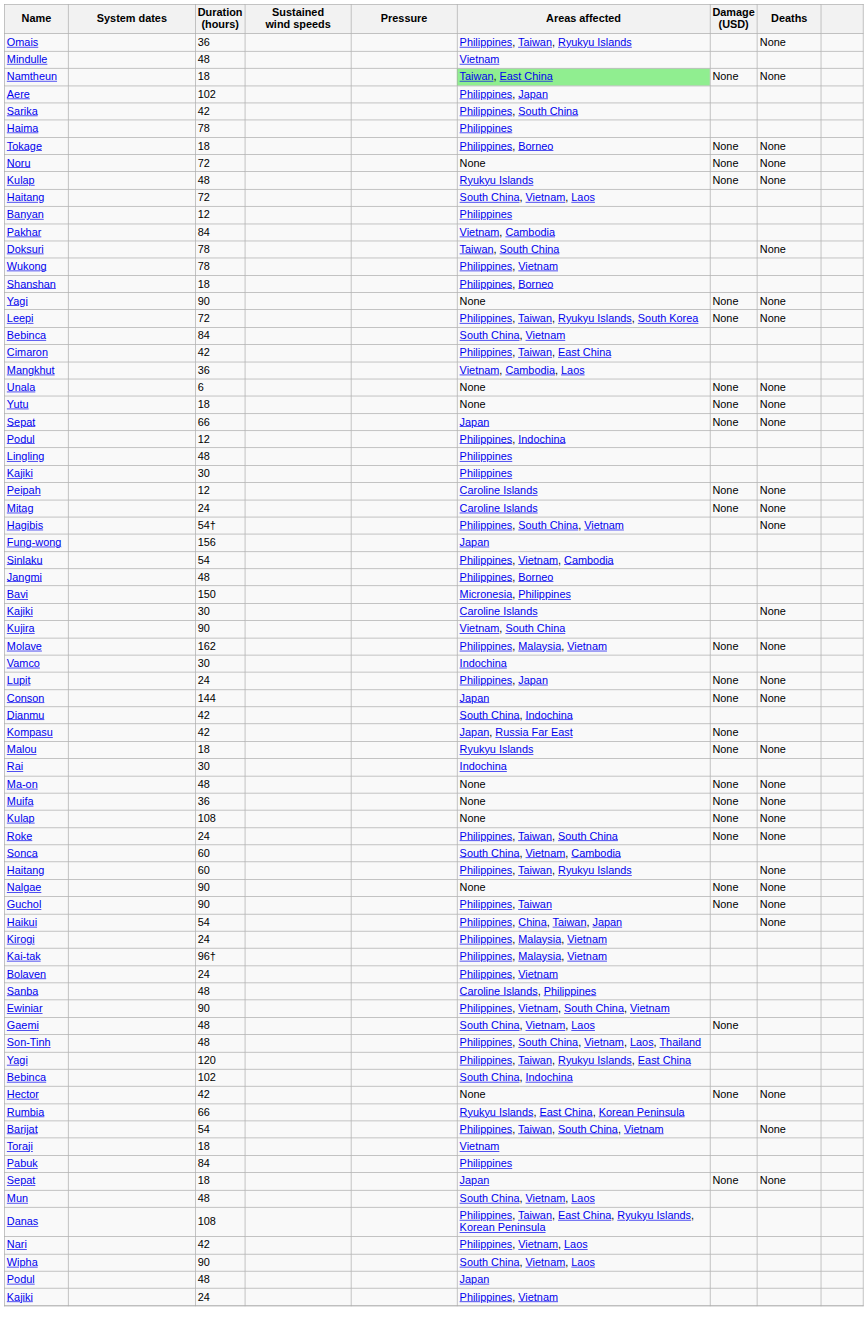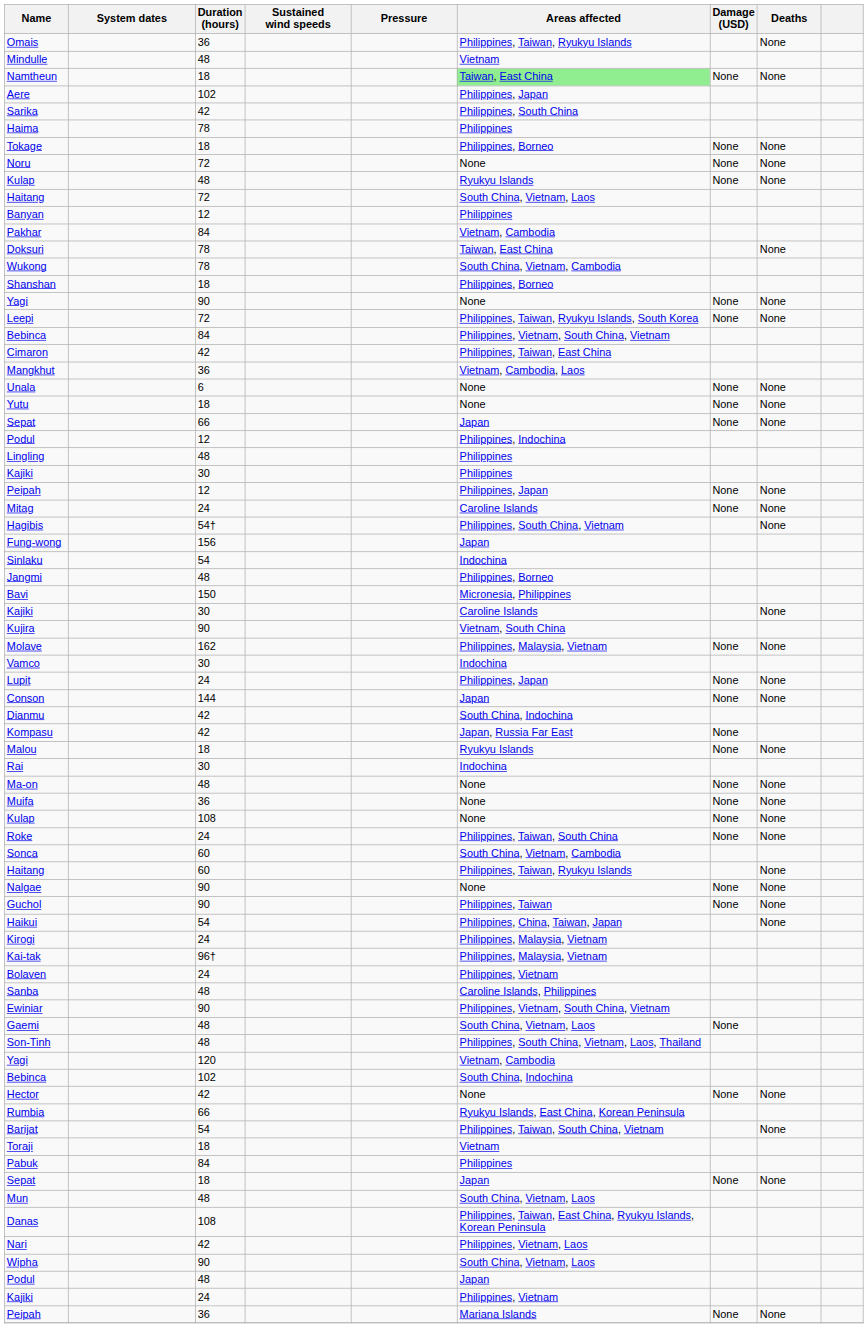(510, 249) Taiwan, South China -> (506, 249) Taiwan, East China
(509, 266) Philippines, Vietnam -> (540, 266) South China, Vietnam, Cambodia
(512, 335) South China, Vietnam -> (565, 335) Philippines, Vietnam, South China, Vietnam
(499, 491) Caroline Islands -> (504, 491) Philippines, Japan
(537, 560) Philippines, Vietnam, Cambodia -> (483, 560) Indochina
(575, 1060) Philippines, Taiwan, Ryukyu Islands, East China -> (507, 1060) Vietnam, Cambodia
+ row: (24, 1314)
